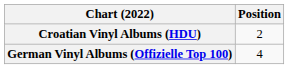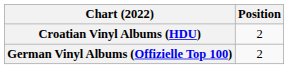(260, 53) 4 -> (260, 53) 2
